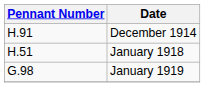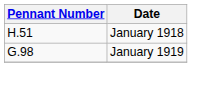- row: (153, 33)
